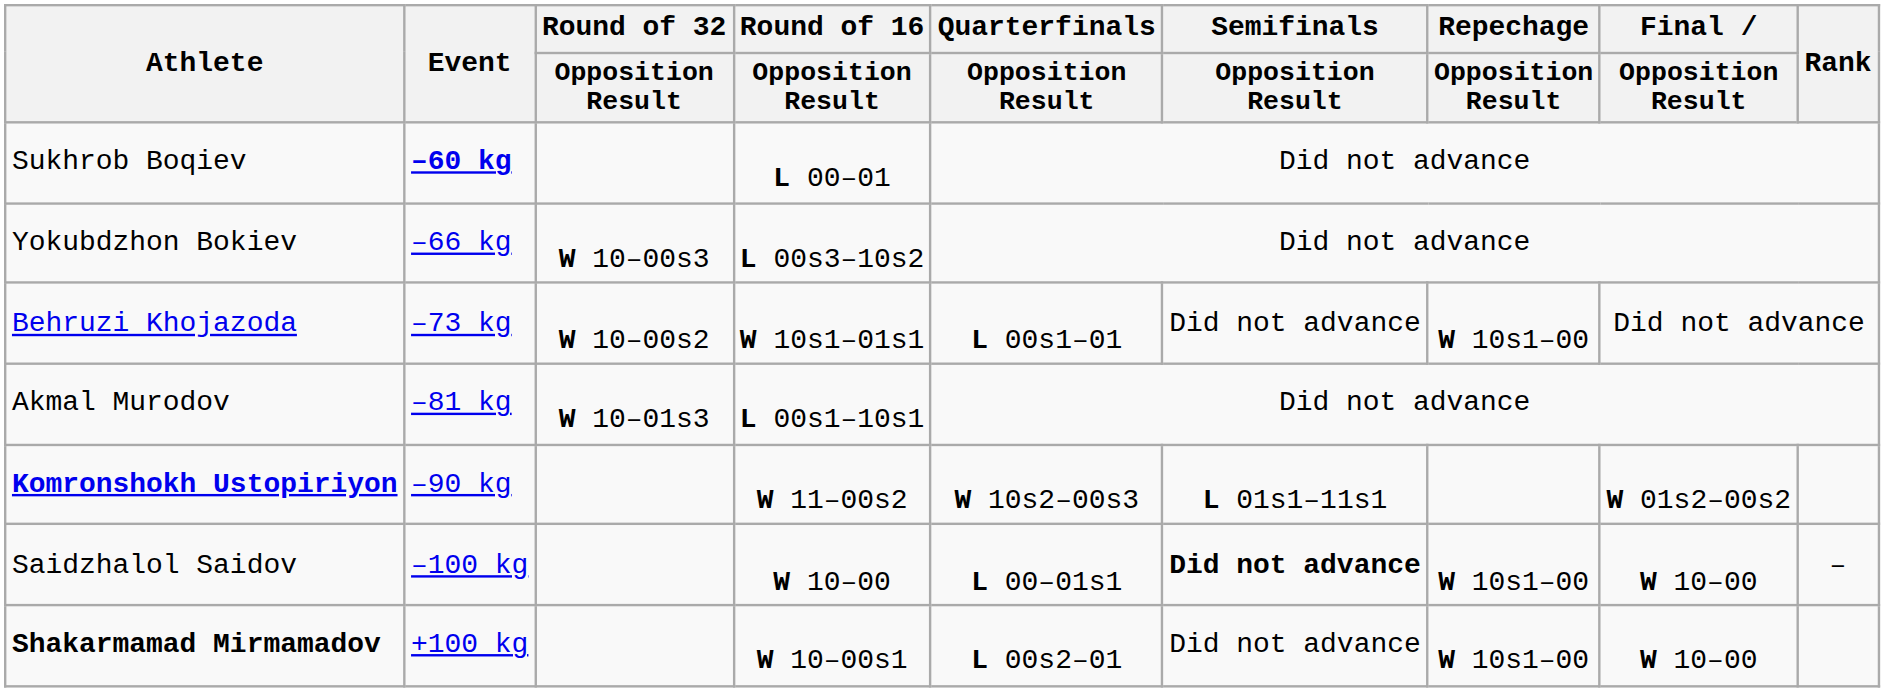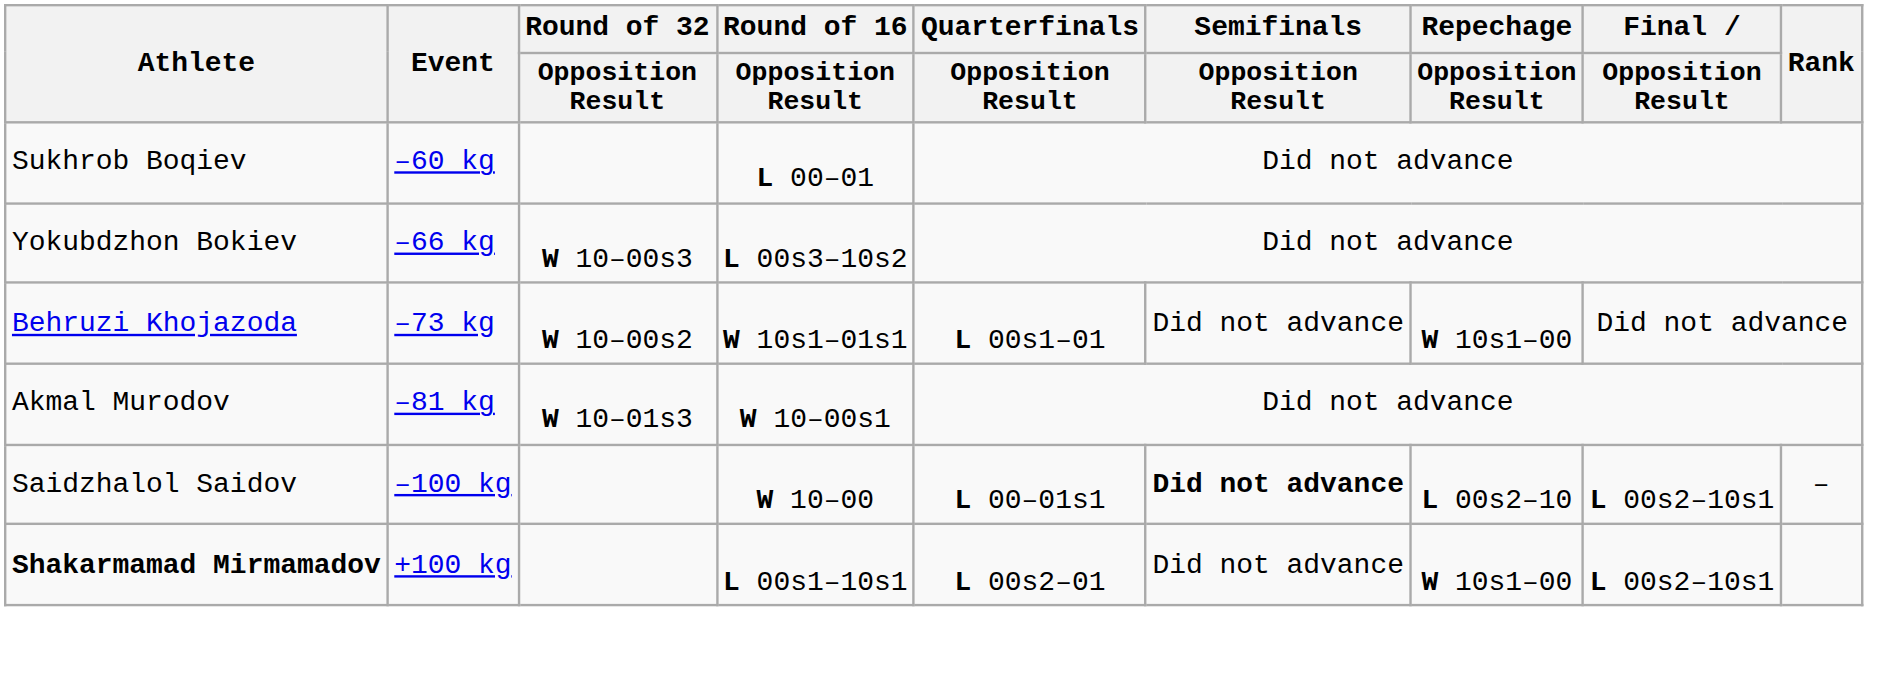(461, 162) bold -> (445, 162) normal
(832, 420) L 00s1–10s1 -> (815, 420) W 10–00s1
- row: (205, 484)
(1514, 581) W 10s1–00 -> (1497, 501) L 00s2–10
(1699, 581) W 10–00 -> (1682, 501) L 00s2–10s1
(832, 662) W 10–00s1 -> (815, 581) L 00s1–10s1
(1699, 662) W 10–00 -> (1682, 581) L 00s2–10s1
